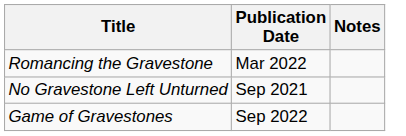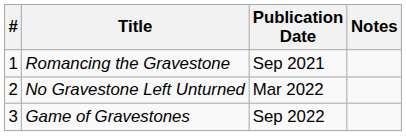+ column: (13, 27)
(271, 63) Mar 2022 -> (289, 63) Sep 2021
(272, 90) Sep 2021 -> (288, 90) Mar 2022
